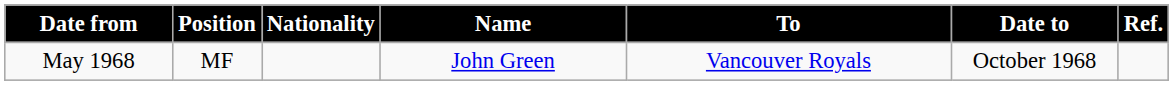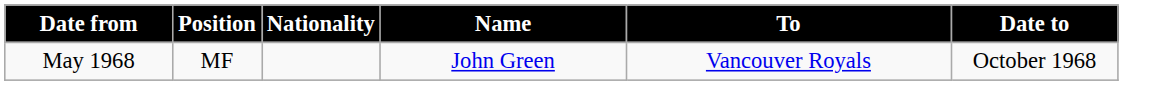- column: (1143, 23)
